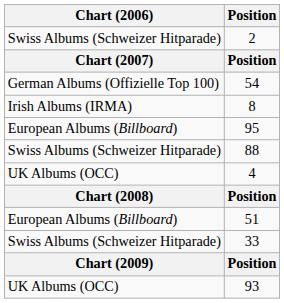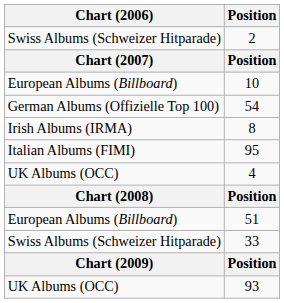+ row: (252, 83)
(92, 128) European Albums (Billboard) -> (71, 151) Italian Albums (FIMI)
- row: (252, 151)
